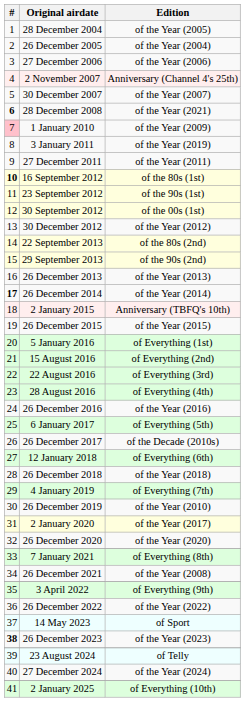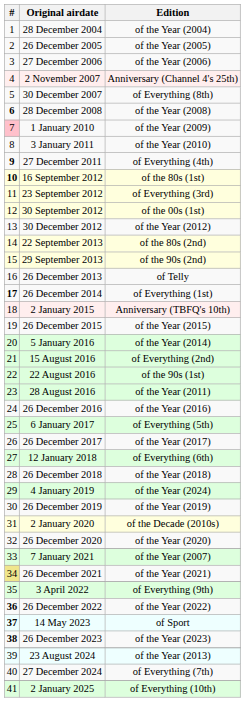(173, 29) of the Year (2005) -> (173, 29) of the Year (2004)
(173, 45) of the Year (2004) -> (173, 45) of the Year (2005)
(173, 95) of the Year (2007) -> (173, 95) of Everything (8th)
(173, 111) of the Year (2021) -> (173, 111) of the Year (2008)
(173, 144) of the Year (2019) -> (173, 144) of the Year (2010)
(12, 161) normal -> (12, 161) bold
(173, 161) of the Year (2011) -> (173, 161) of Everything (4th)
(173, 194) of the 90s (1st) -> (173, 194) of Everything (3rd)
(173, 276) of the Year (2013) -> (173, 276) of Telly
(173, 293) of the Year (2014) -> (173, 293) of Everything (1st)
(173, 342) of Everything (1st) -> (173, 342) of the Year (2014)
(173, 375) of Everything (3rd) -> (173, 375) of the 90s (1st)
(173, 392) of Everything (4th) -> (173, 392) of the Year (2011)
(173, 441) of the Decade (2010s) -> (173, 441) of the Year (2017)
(173, 491) of Everything (7th) -> (173, 491) of the Year (2024)
(173, 507) of the Year (2010) -> (173, 507) of the Year (2019)
(173, 524) of the Year (2017) -> (173, 524) of the Decade (2010s)
(173, 557) of Everything (8th) -> (173, 557) of the Year (2007)
(12, 573) no background -> (12, 573) khaki background
(173, 573) of the Year (2008) -> (173, 573) of the Year (2021)
(12, 606) normal -> (12, 606) bold
(12, 623) normal -> (12, 623) bold
(173, 656) of Telly -> (173, 656) of the Year (2013)
(173, 672) of the Year (2024) -> (173, 672) of Everything (7th)
